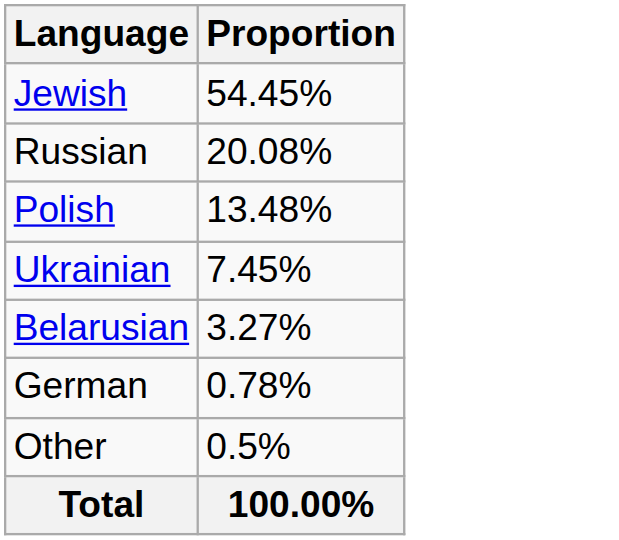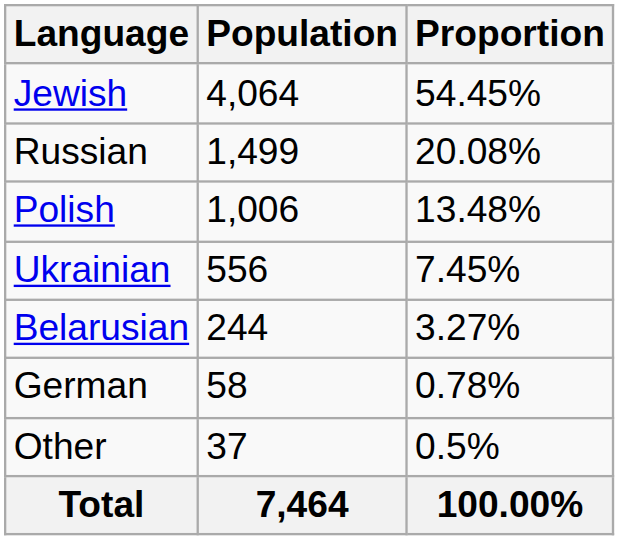+ column: (302, 33)
